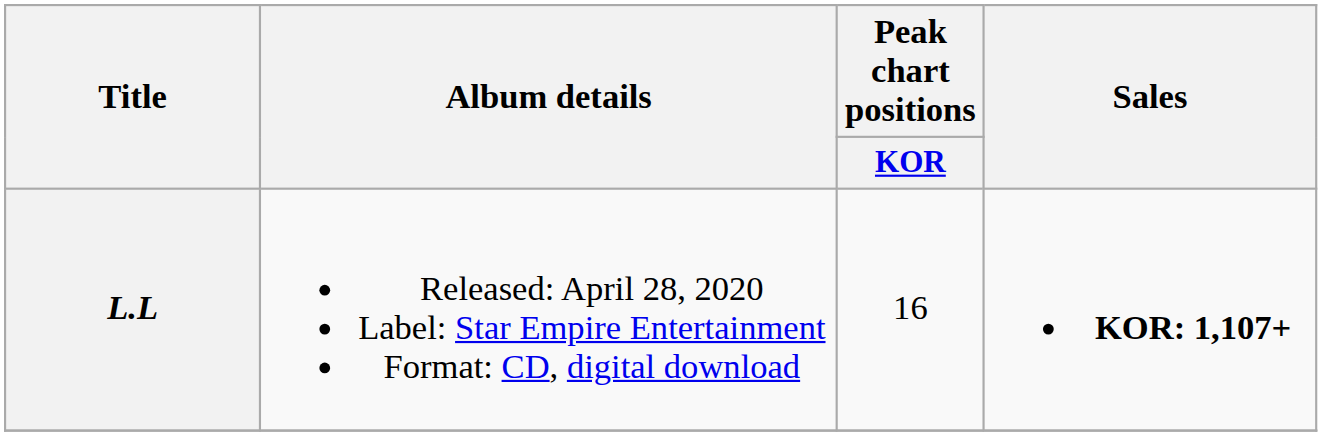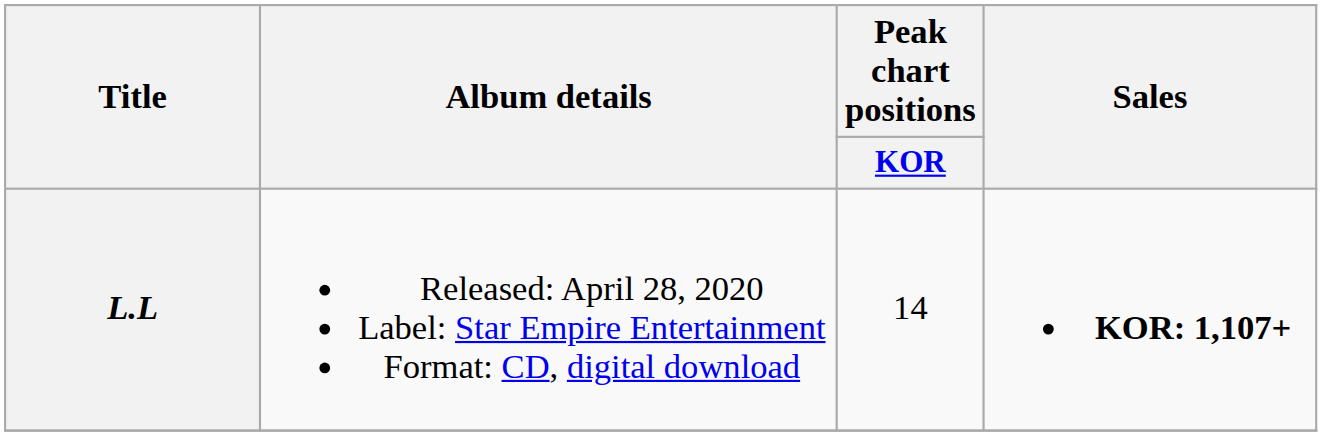(910, 308) 16 -> (910, 308) 14
